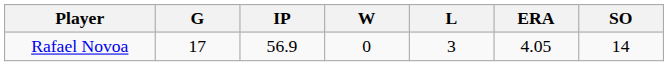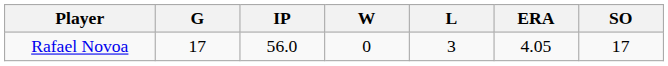(282, 46) 56.9 -> (282, 46) 56.0
(621, 46) 14 -> (621, 46) 17
